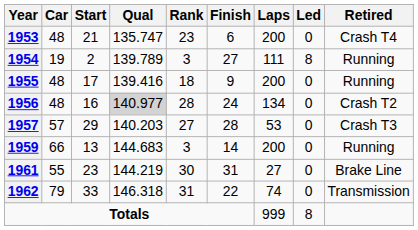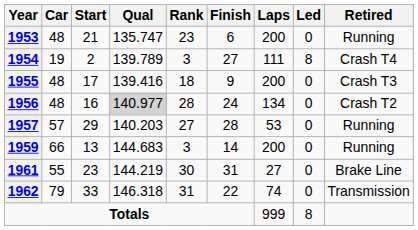(369, 37) Crash T4 -> (369, 37) Running
(369, 59) Running -> (369, 59) Crash T4
(369, 81) Running -> (369, 81) Crash T3
(369, 125) Crash T3 -> (369, 125) Running
